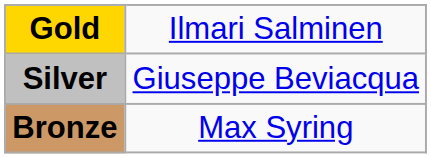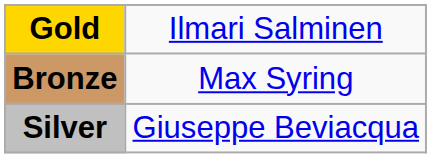rows swapped: (65, 78) <-> (65, 127)
